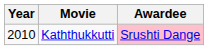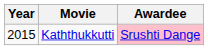(21, 34) 2010 -> (21, 34) 2015
